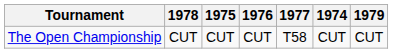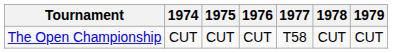columns swapped: (332, 16) <-> (183, 16)
